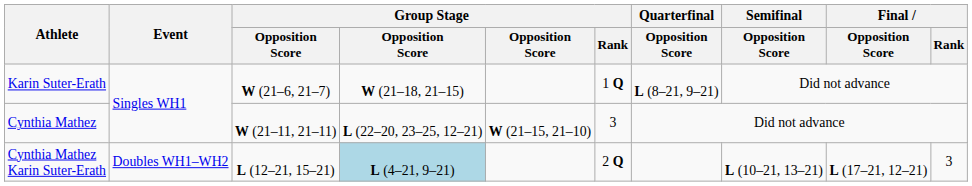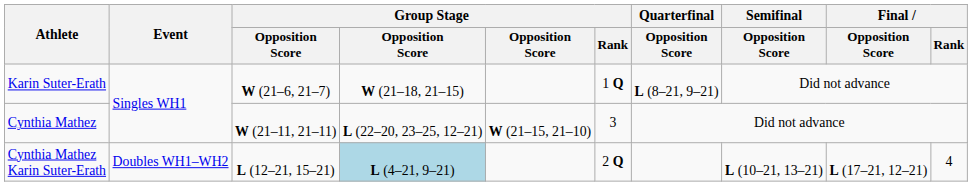(949, 162) 3 -> (949, 162) 4
